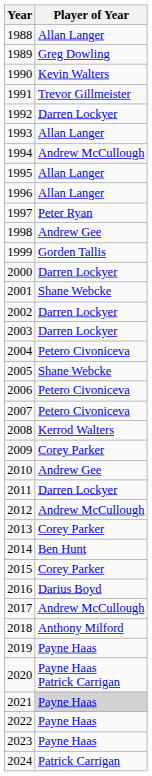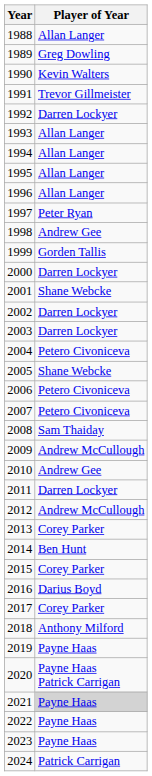(91, 153) Andrew McCullough -> (71, 153) Allan Langer
(76, 430) Kerrod Walters -> (71, 430) Sam Thaiday
(71, 450) Corey Parker -> (91, 450) Andrew McCullough
(91, 608) Andrew McCullough -> (71, 608) Corey Parker
